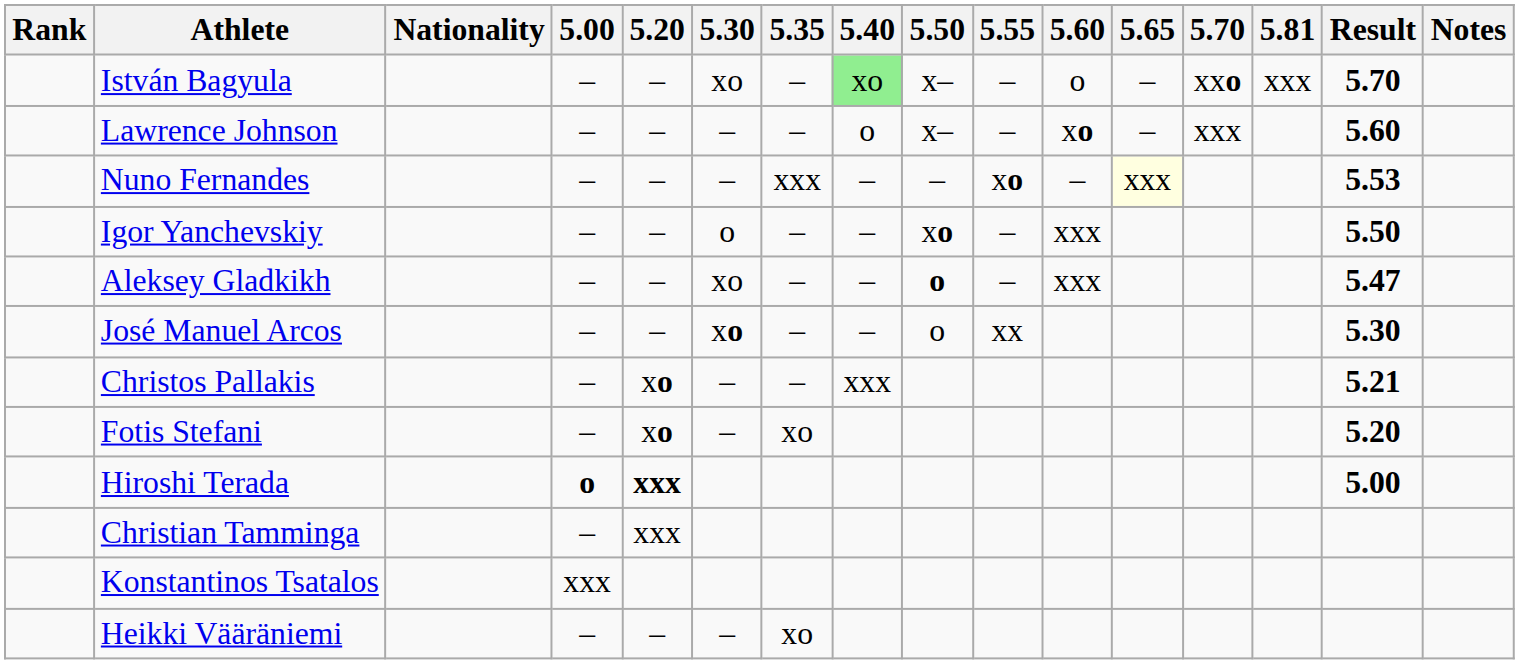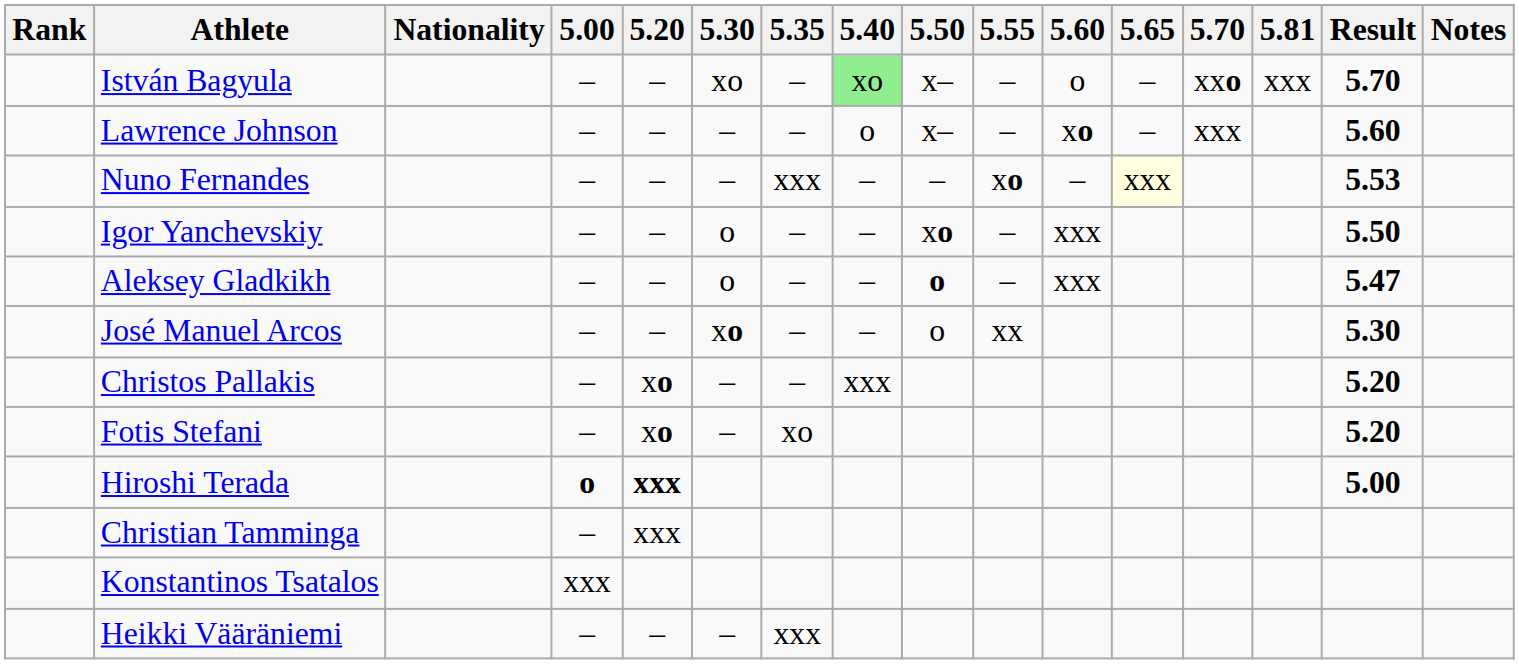(727, 280) xo -> (727, 280) o
(1373, 381) 5.21 -> (1373, 381) 5.20
(797, 632) xo -> (797, 632) xxx
